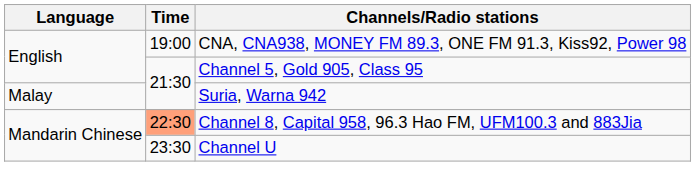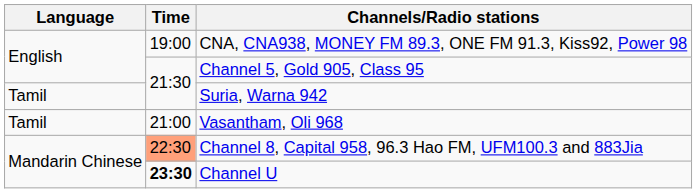(30, 95) Malay -> (28, 95) Tamil
+ row: (271, 122)
(170, 148) normal -> (171, 174) bold
